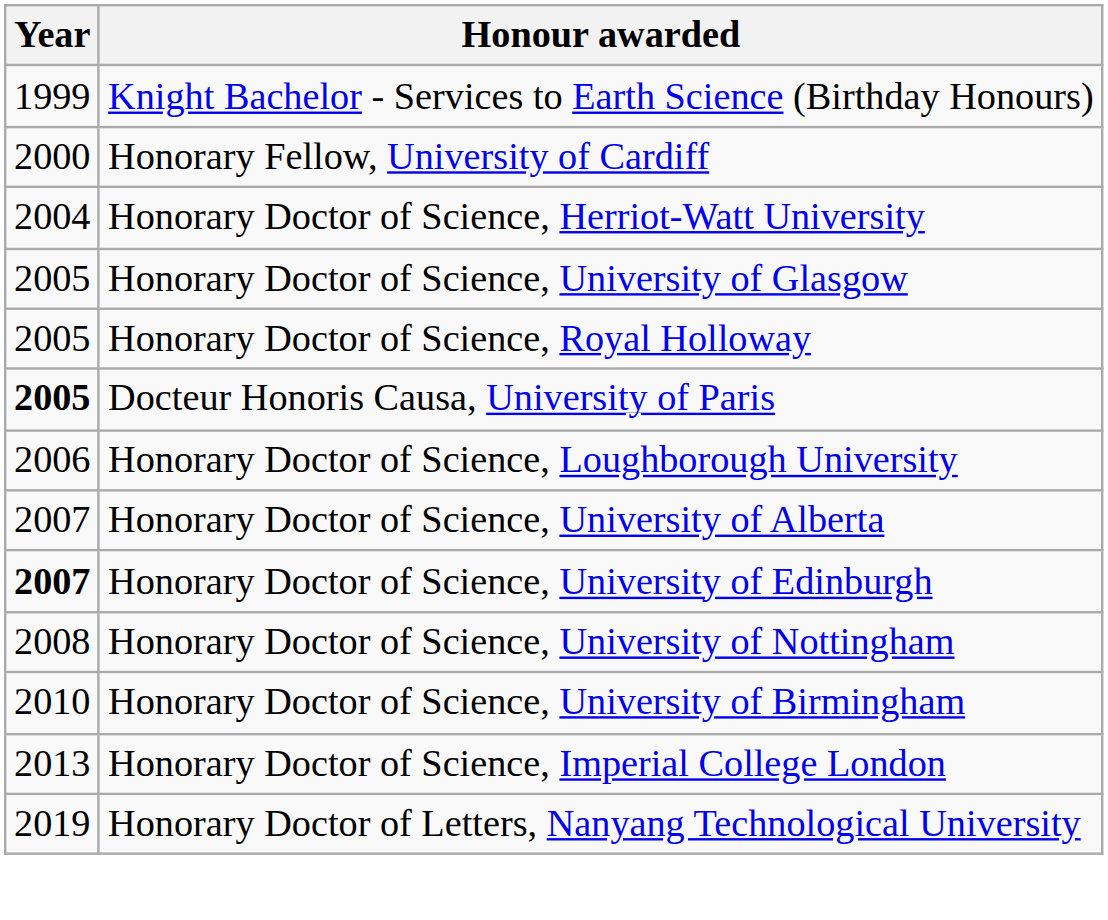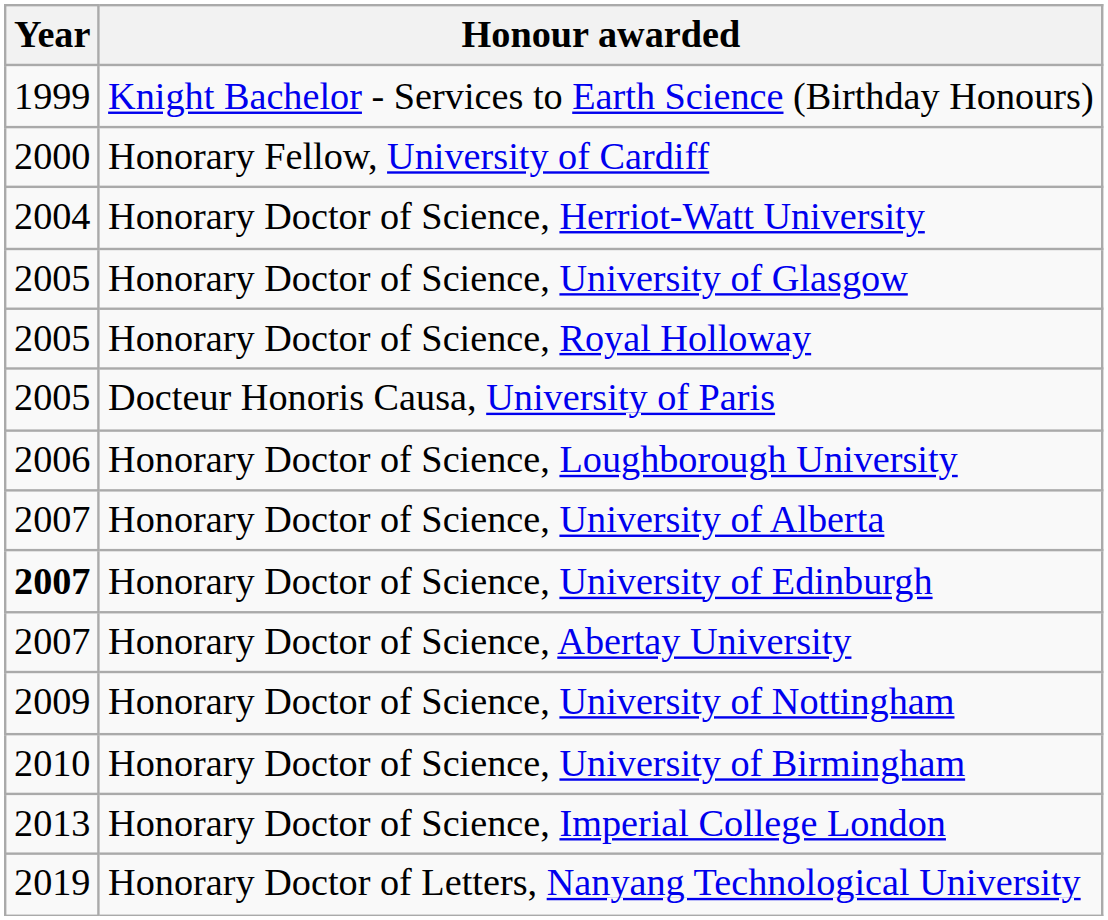(52, 398) bold -> (52, 398) normal
+ row: (480, 641)
(52, 641) 2008 -> (52, 701) 2009
